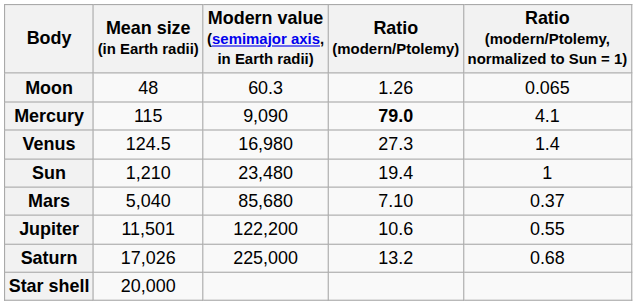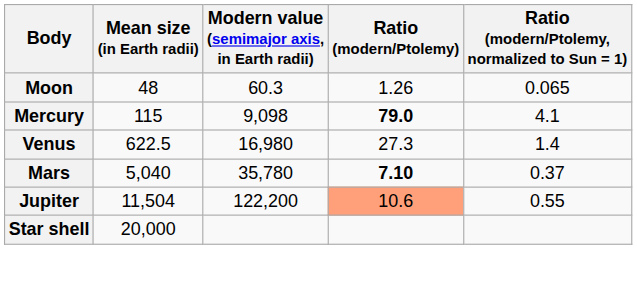(266, 115) 9,090 -> (266, 115) 9,098
(148, 144) 124.5 -> (148, 144) 622.5
- row: (49, 172)
(266, 201) 85,680 -> (266, 172) 35,780
(396, 201) normal -> (396, 172) bold
(148, 229) 11,501 -> (148, 201) 11,504
(396, 229) no background -> (396, 201) lightsalmon background
- row: (49, 257)
